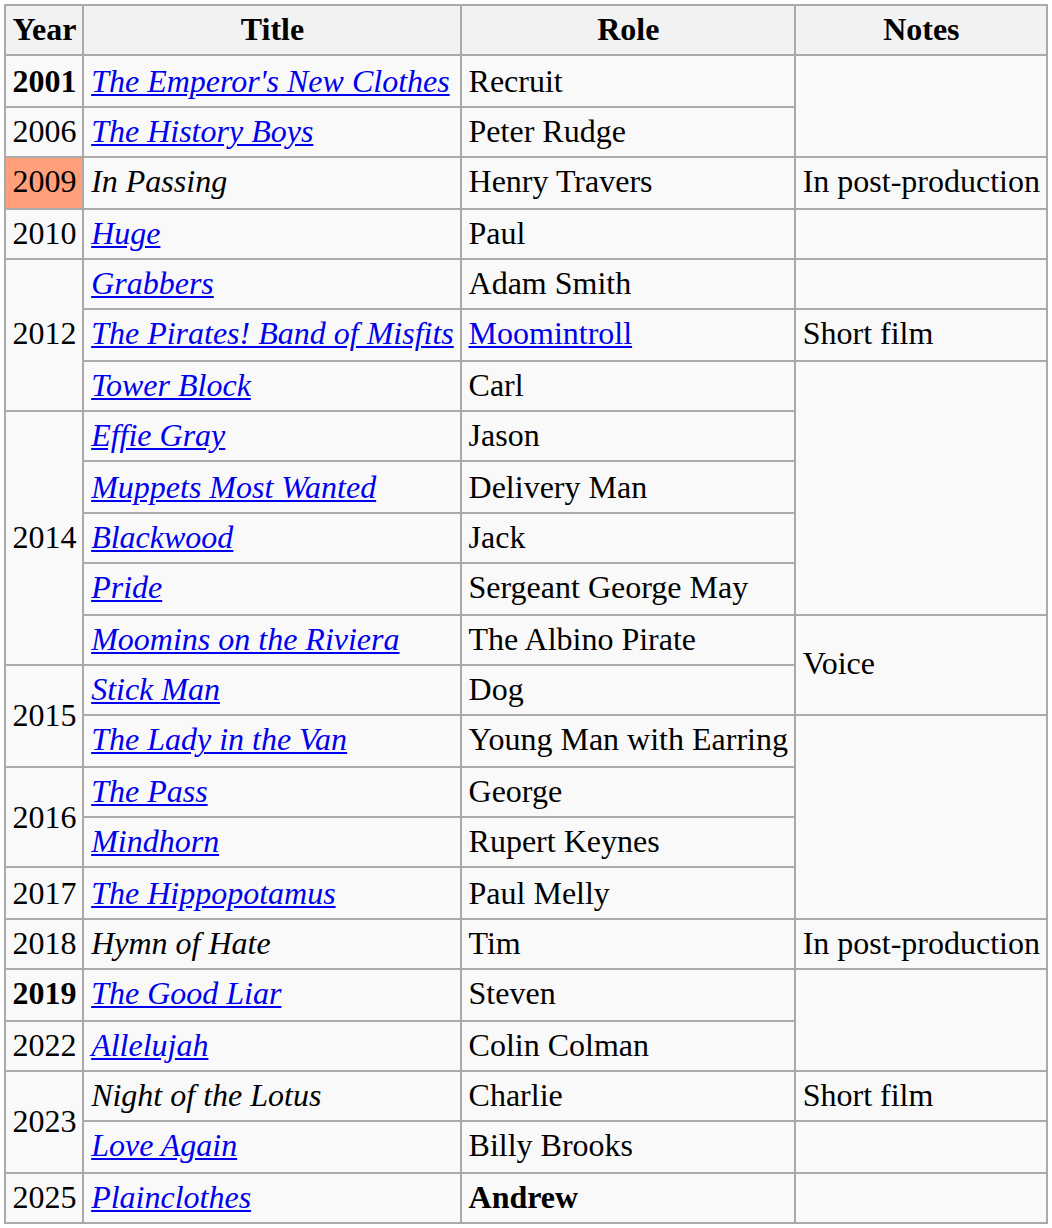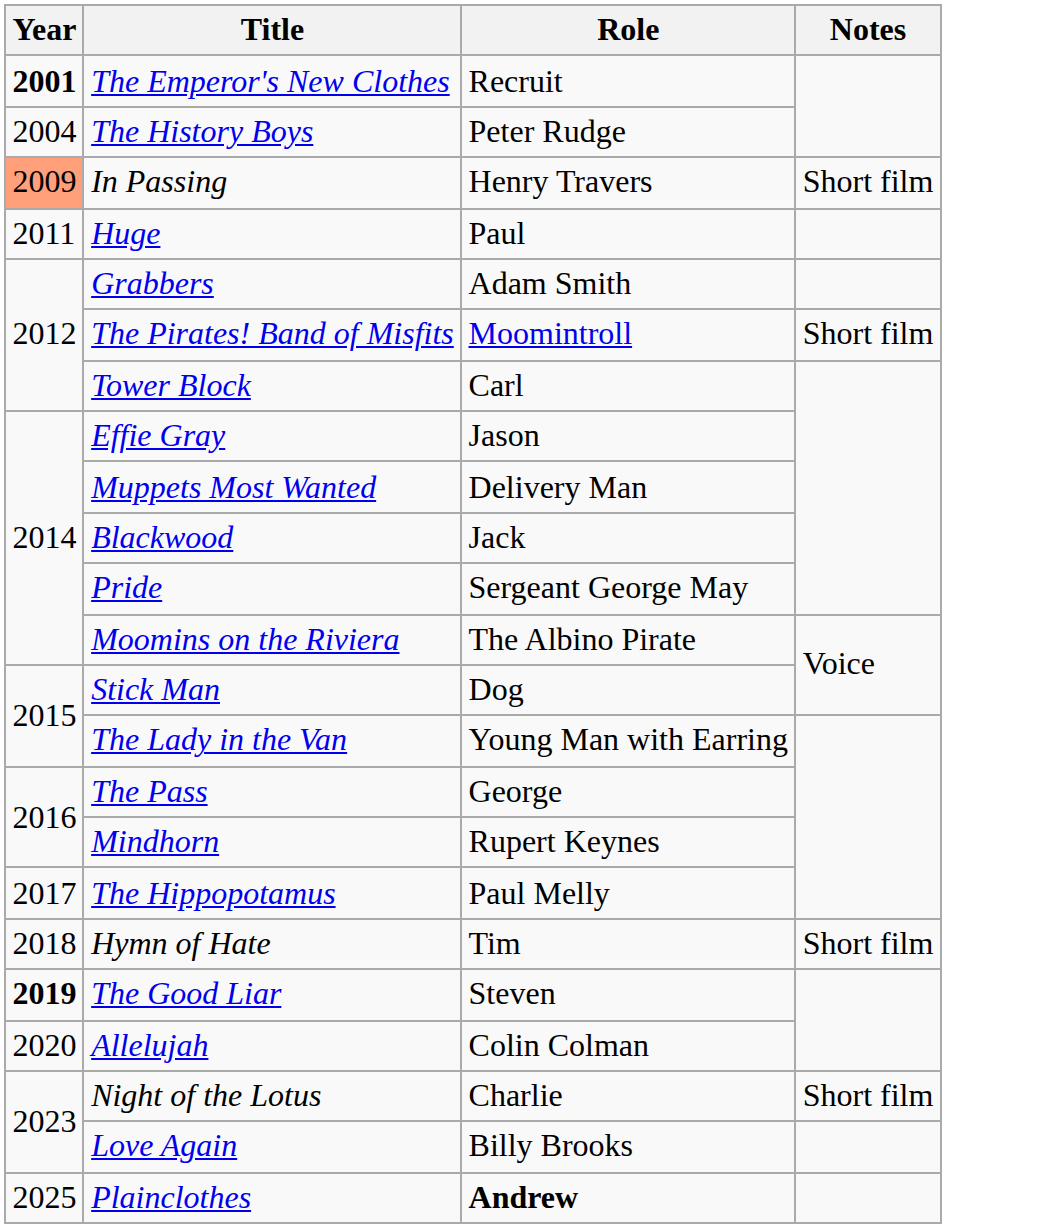(44, 131) 2006 -> (44, 131) 2004
(921, 182) In post-production -> (868, 182) Short film
(44, 232) 2010 -> (44, 232) 2011
(921, 943) In post-production -> (868, 943) Short film
(44, 1044) 2022 -> (44, 1044) 2020
